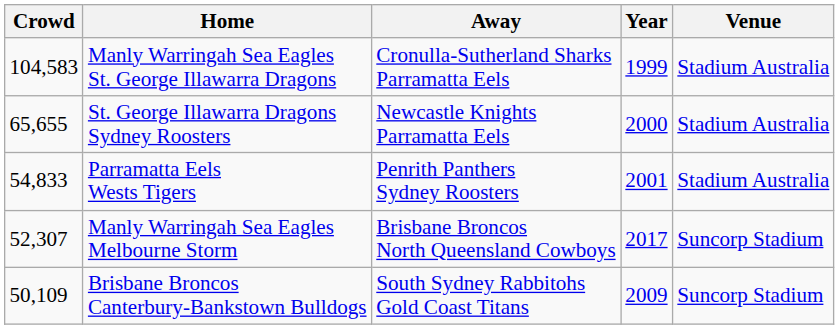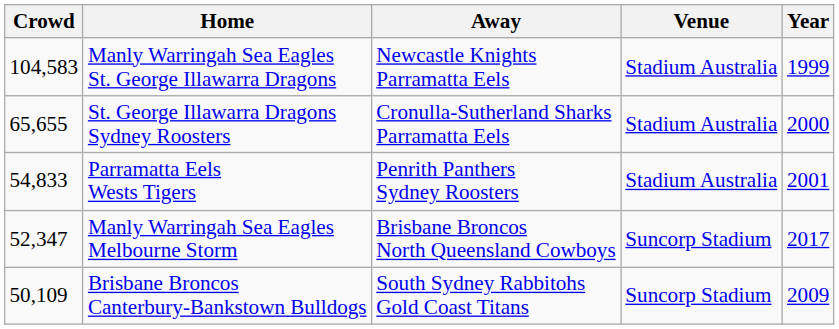columns swapped: (753, 21) <-> (646, 21)
(494, 66) Cronulla-Sutherland Sharks Parramatta Eels -> (456, 66) Newcastle Knights Parramatta Eels
(456, 123) Newcastle Knights Parramatta Eels -> (494, 123) Cronulla-Sutherland Sharks Parramatta Eels
(39, 238) 52,307 -> (39, 238) 52,347
